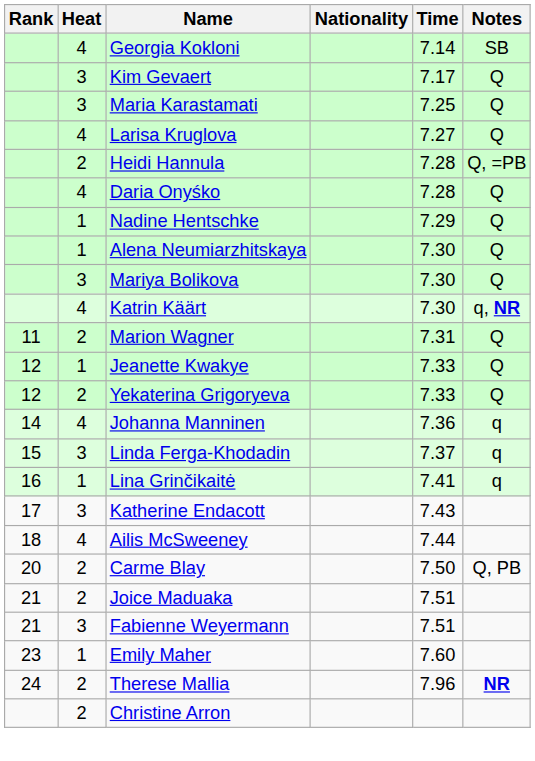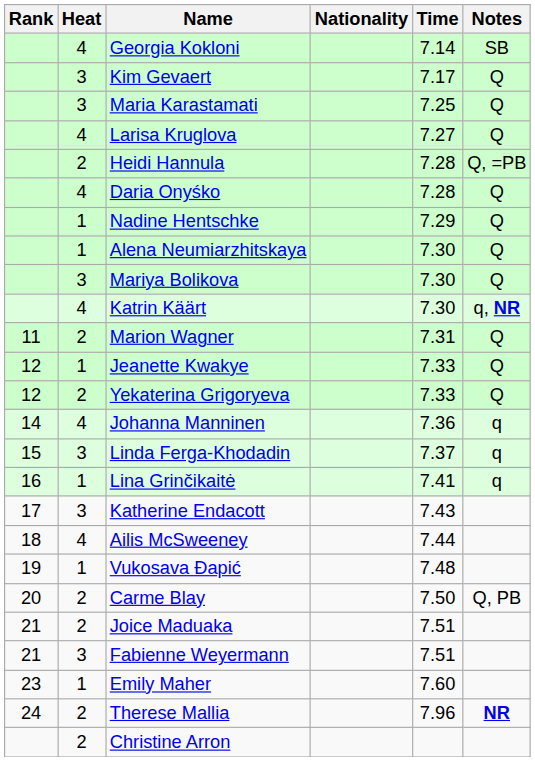+ row: (175, 568)
